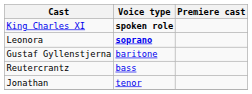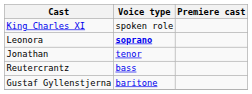(144, 26) bold -> (144, 26) normal
rows swapped: (27, 82) <-> (59, 54)
